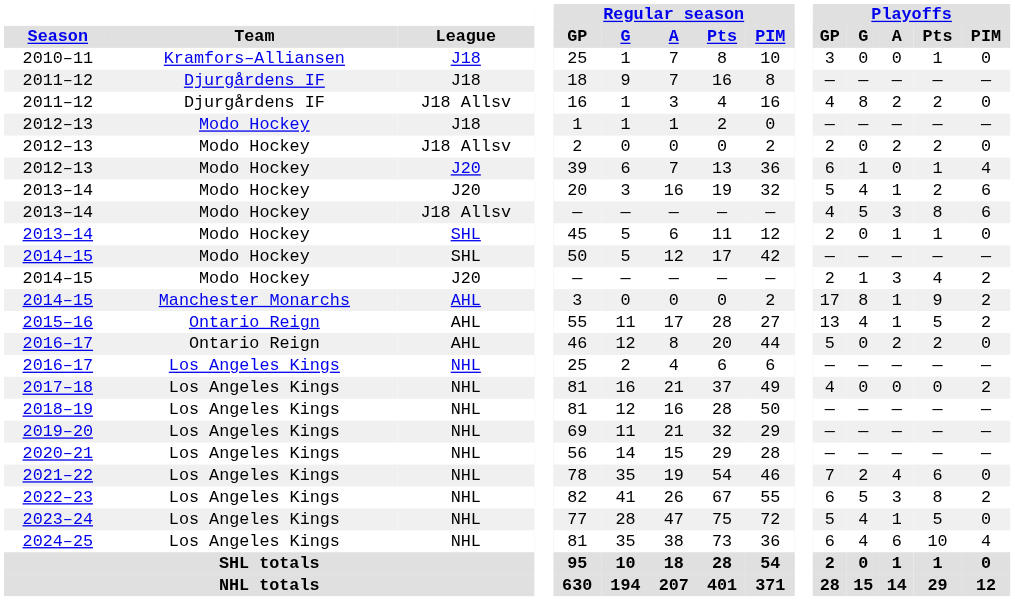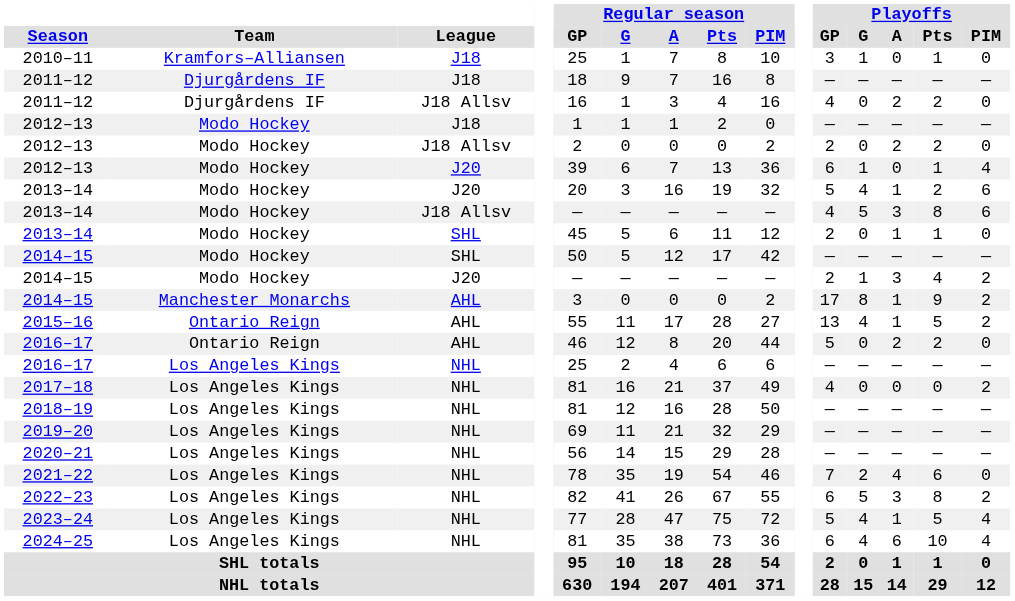(863, 59) 0 -> (863, 59) 1
(863, 103) 8 -> (863, 103) 0
(986, 519) 0 -> (986, 519) 4
